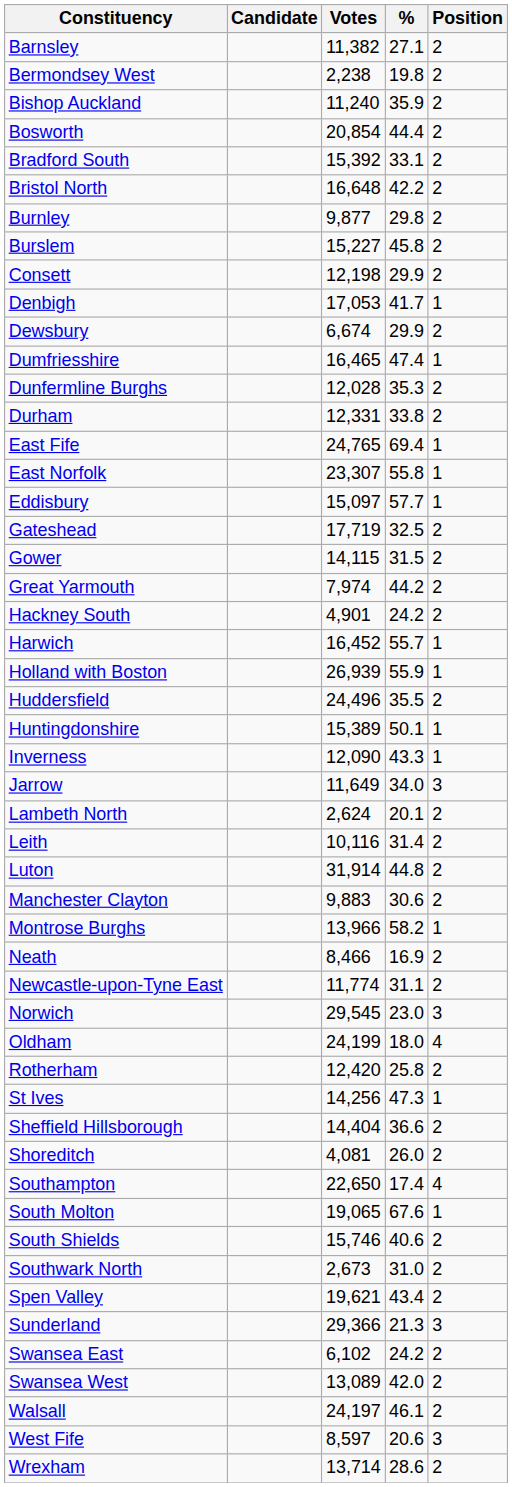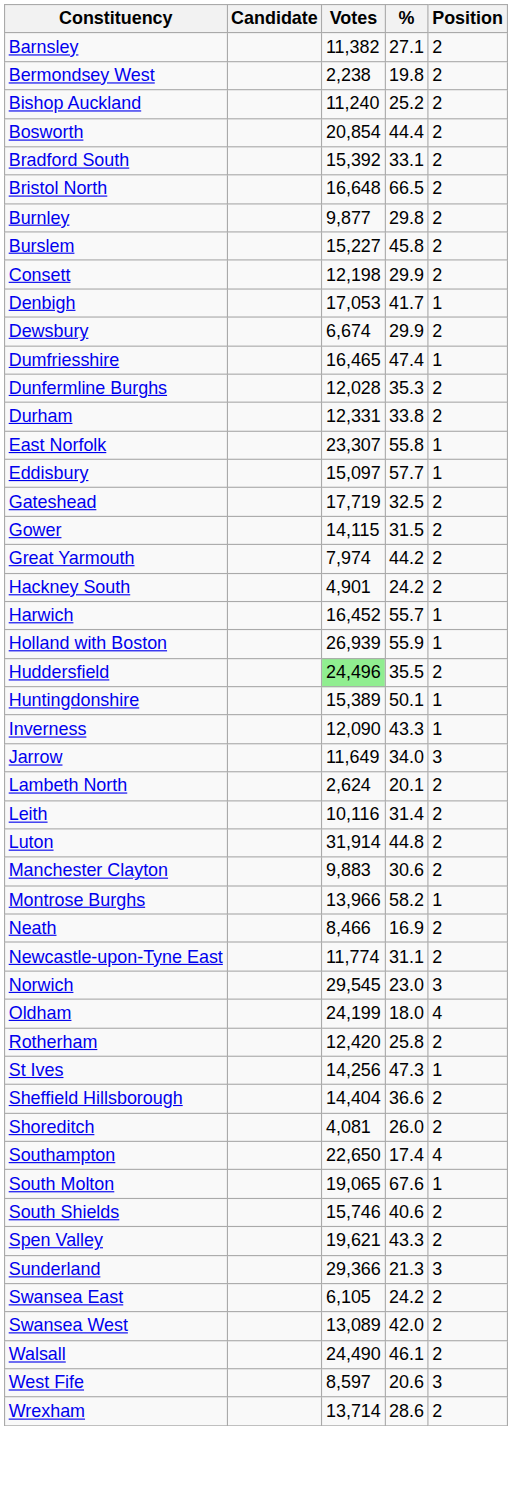(406, 103) 35.9 -> (406, 103) 25.2
(406, 189) 42.2 -> (406, 189) 66.5
- row: (44, 445)
(353, 700) no background -> (353, 672) lightgreen background
- row: (75, 1269)
(406, 1297) 43.4 -> (406, 1240) 43.3
(348, 1354) 6,102 -> (348, 1297) 6,105
(353, 1411) 24,197 -> (353, 1354) 24,490
